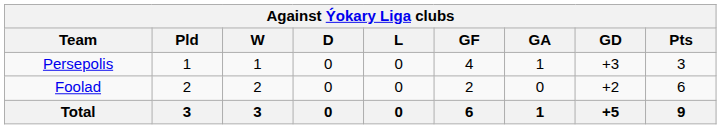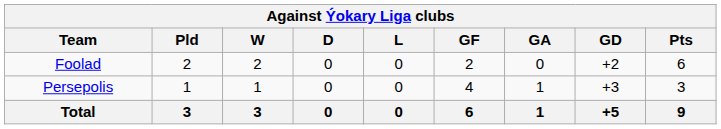rows swapped: (78, 87) <-> (78, 64)
